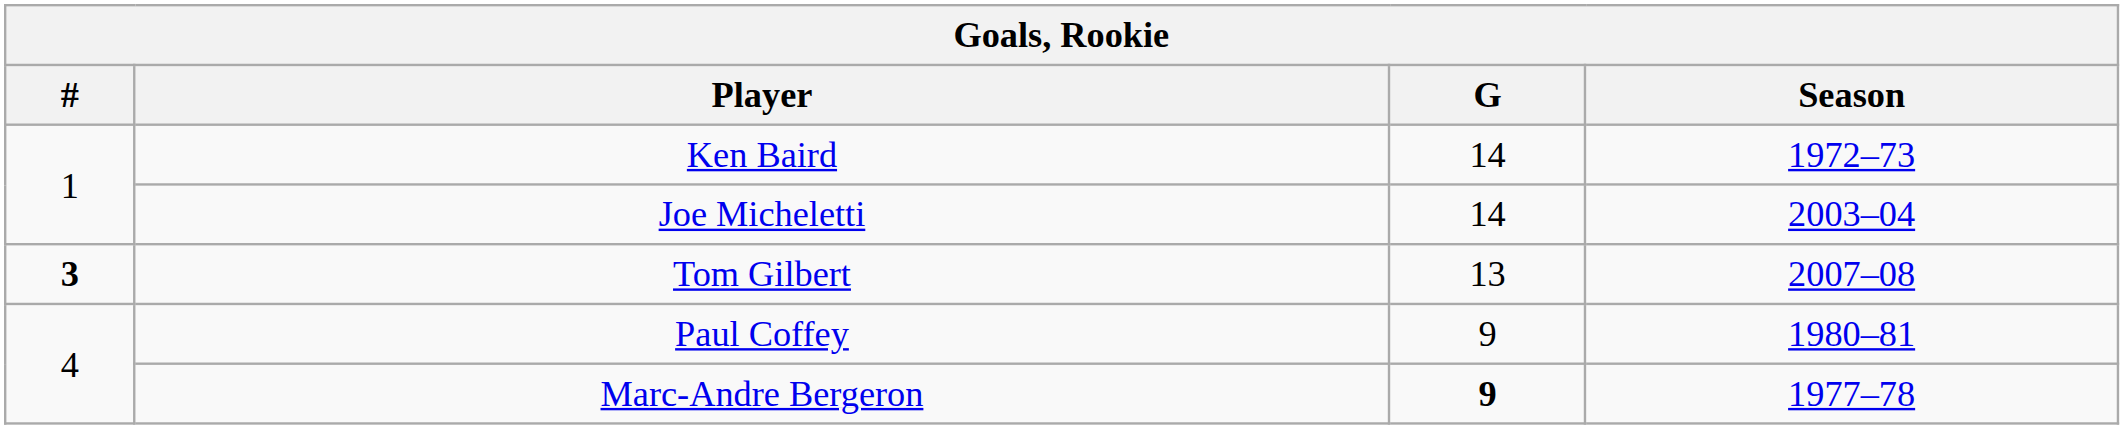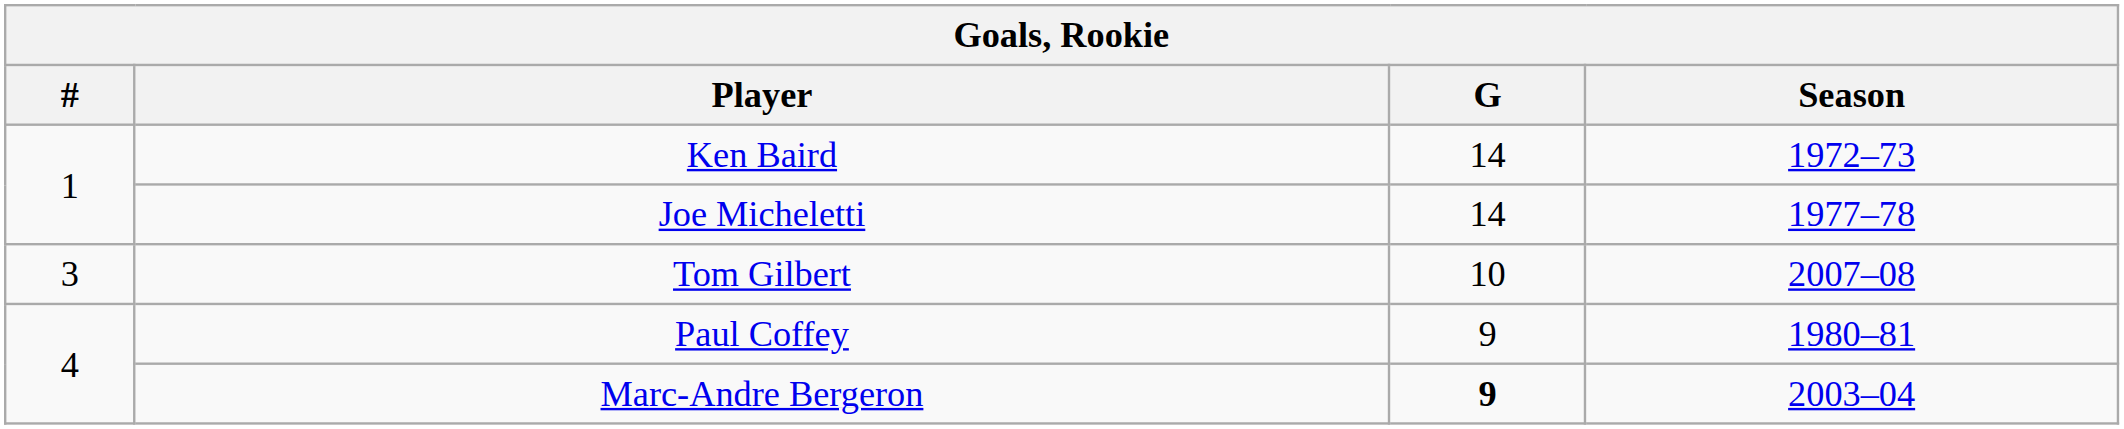(1852, 214) 2003–04 -> (1852, 214) 1977–78
(70, 274) bold -> (70, 274) normal
(1488, 274) 13 -> (1488, 274) 10
(1852, 394) 1977–78 -> (1852, 394) 2003–04
